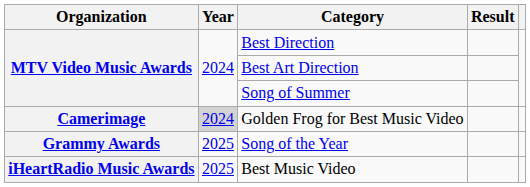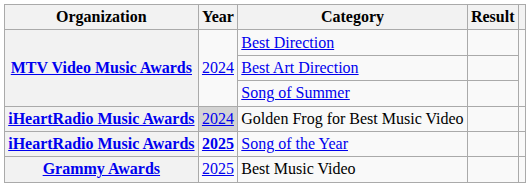(101, 118) Camerimage -> (101, 118) iHeartRadio Music Awards
(101, 144) Grammy Awards -> (101, 144) iHeartRadio Music Awards
(218, 144) normal -> (218, 144) bold
(101, 169) iHeartRadio Music Awards -> (101, 169) Grammy Awards
